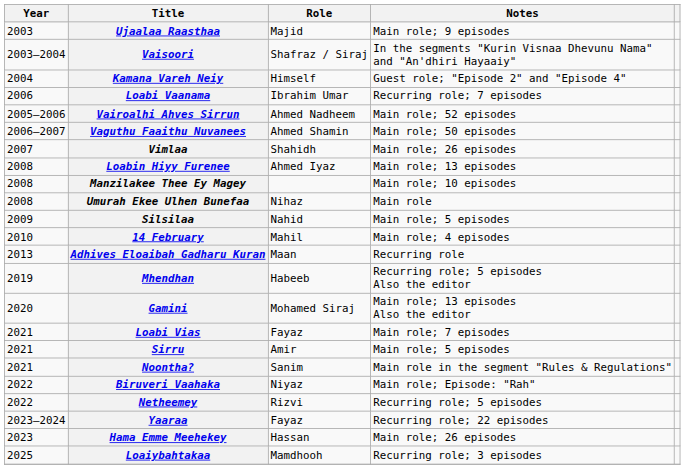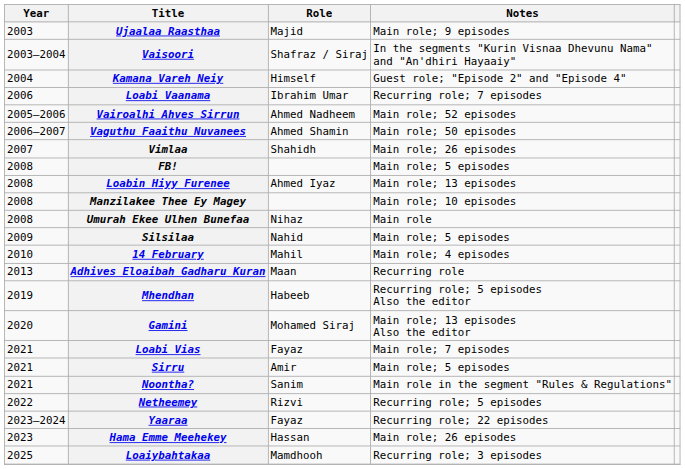+ row: (168, 166)
- row: (168, 385)
